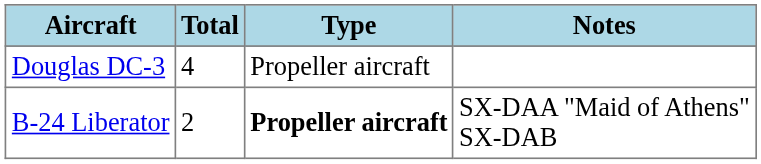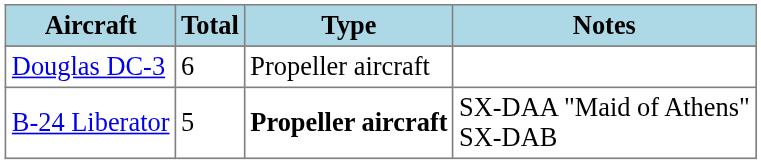(188, 66) 4 -> (188, 66) 6
(188, 122) 2 -> (188, 122) 5
